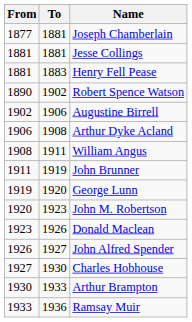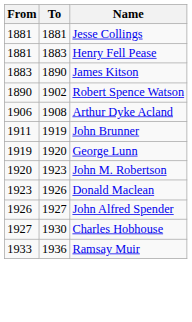- row: (123, 33)
+ row: (105, 72)
- row: (115, 111)
- row: (110, 151)
- row: (115, 287)
